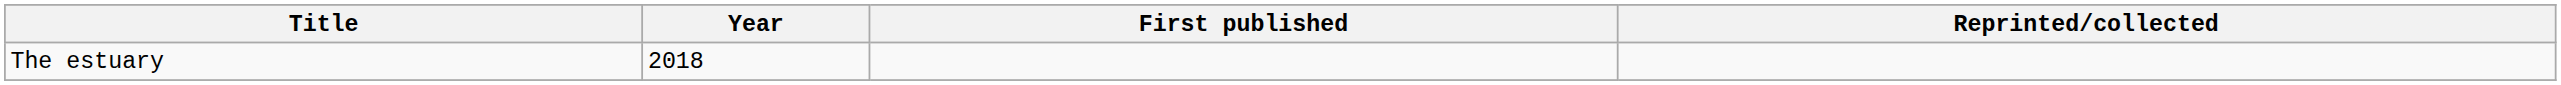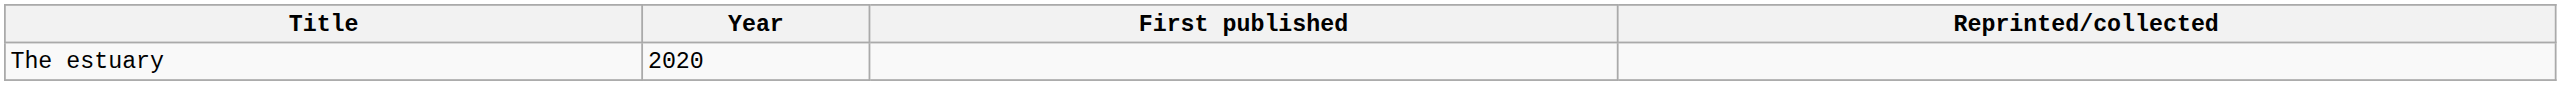(676, 62) 2018 -> (676, 62) 2020
